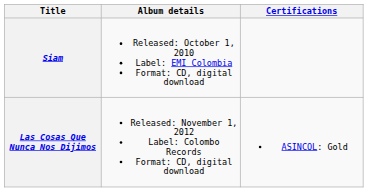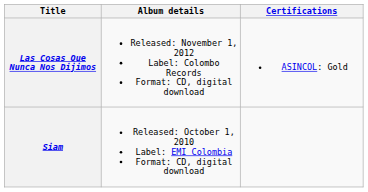rows swapped: (53, 58) <-> (53, 142)
